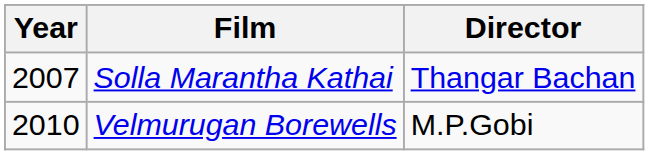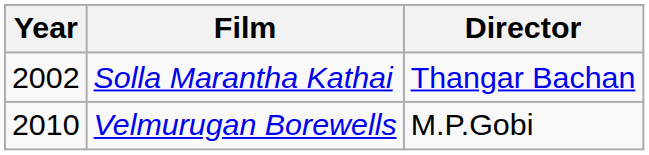(46, 76) 2007 -> (46, 76) 2002
